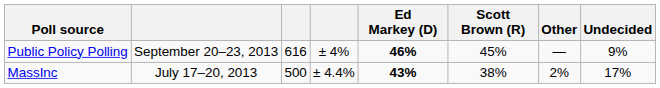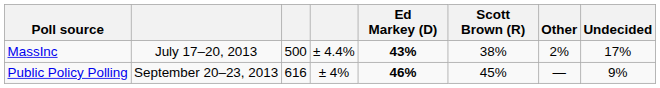rows swapped: (33, 72) <-> (68, 51)
